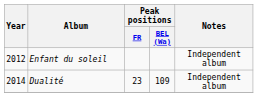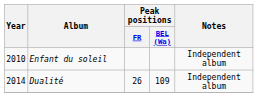(16, 59) 2012 -> (16, 59) 2010
(137, 81) 23 -> (137, 81) 26
